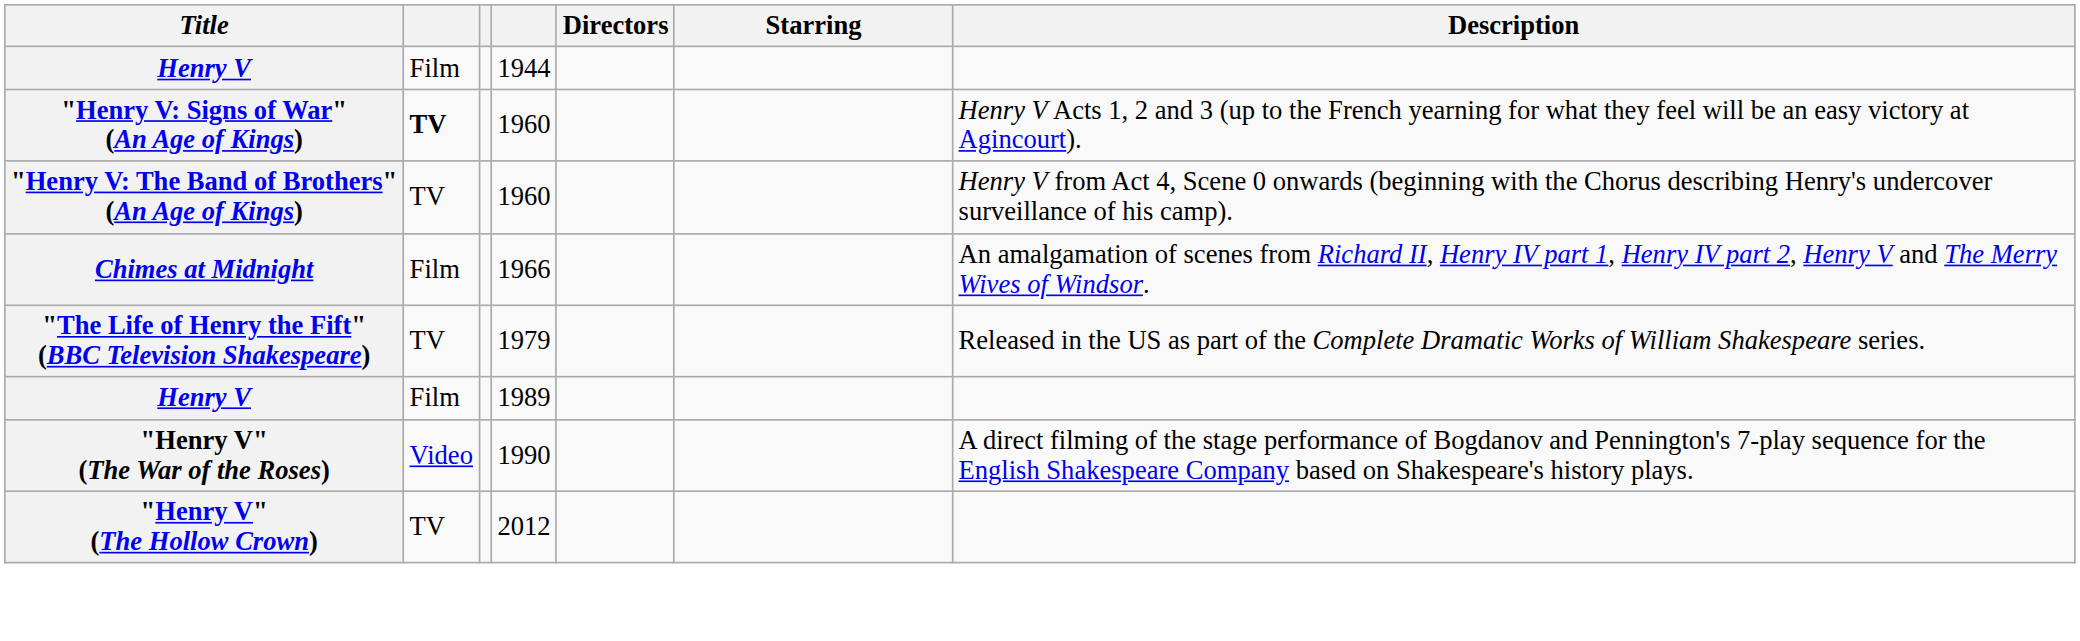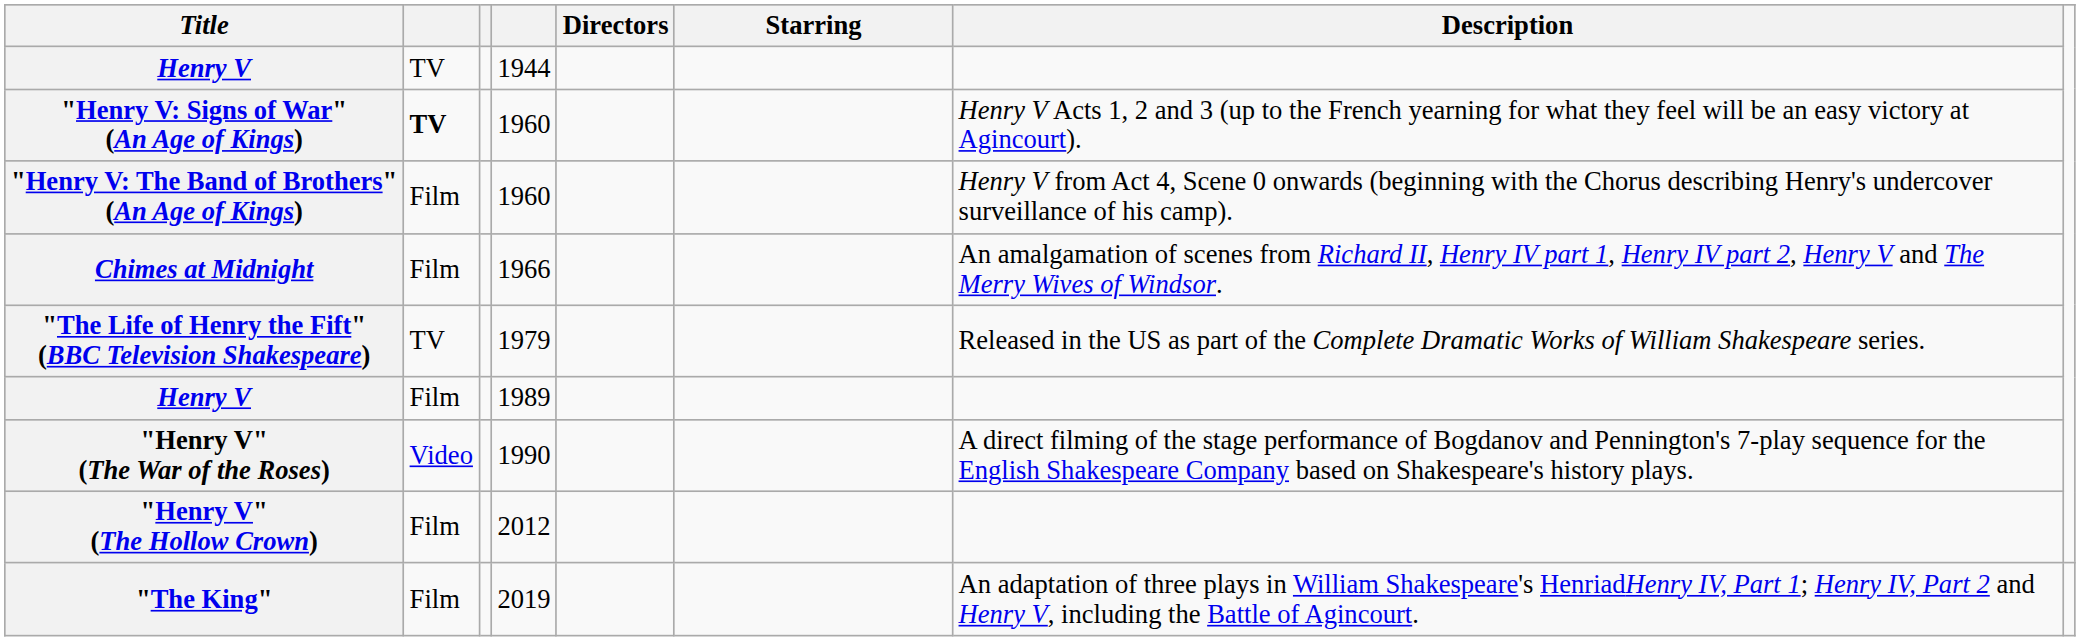(435, 67) Film -> (427, 67) TV
(427, 196) TV -> (435, 196) Film
(427, 526) TV -> (435, 526) Film
+ row: (204, 598)
